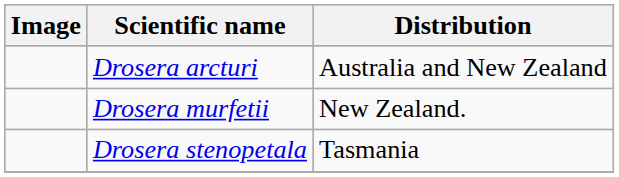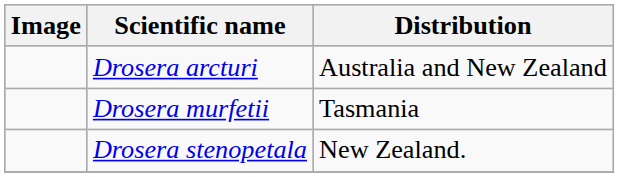(393, 108) New Zealand. -> (369, 108) Tasmania
(369, 150) Tasmania -> (393, 150) New Zealand.
